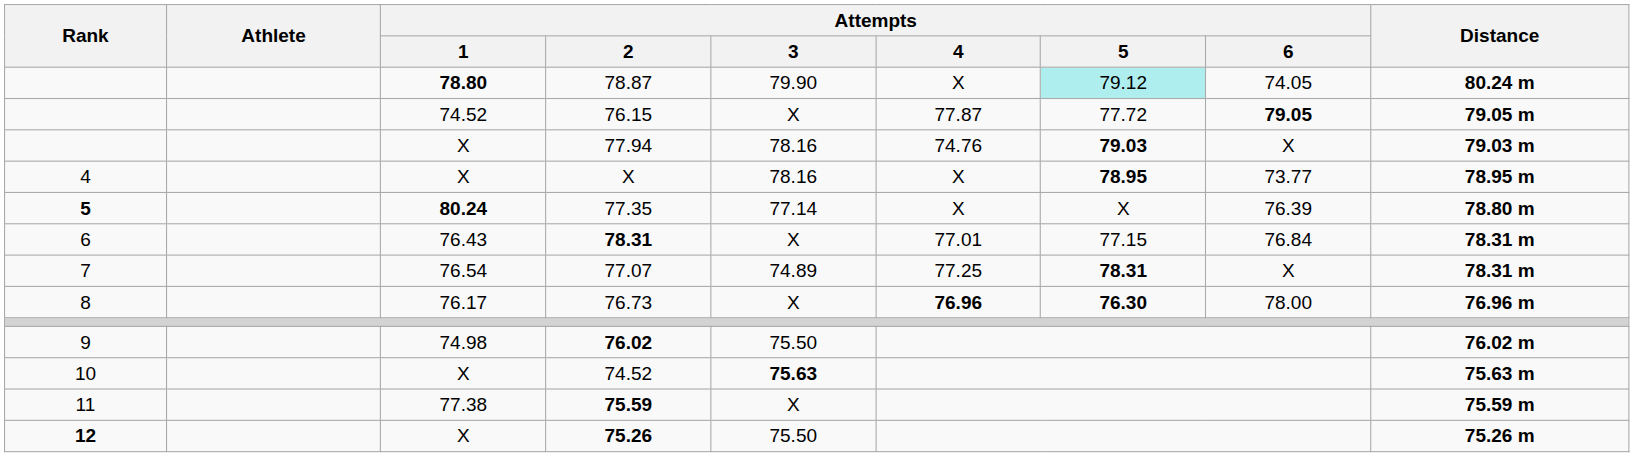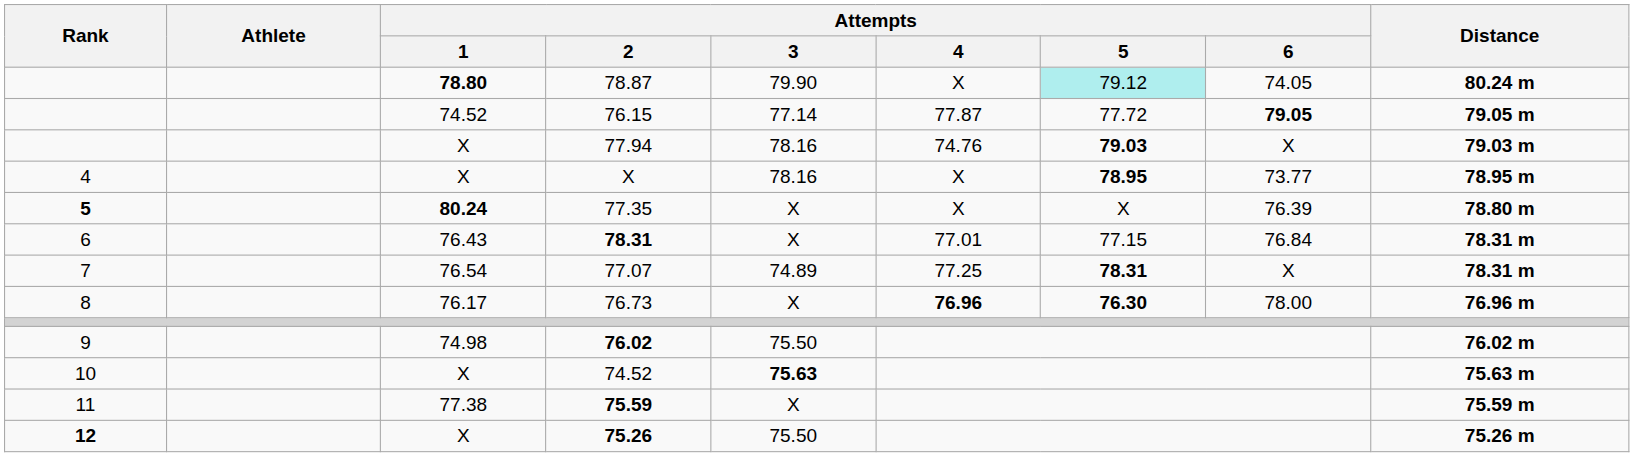(793, 113) X -> (793, 113) 77.14
(793, 207) 77.14 -> (793, 207) X
